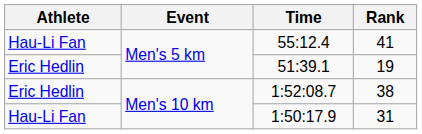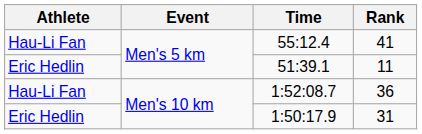(385, 67) 19 -> (385, 67) 11
(46, 92) Eric Hedlin -> (47, 92) Hau-Li Fan
(385, 92) 38 -> (385, 92) 36
(47, 117) Hau-Li Fan -> (46, 117) Eric Hedlin
